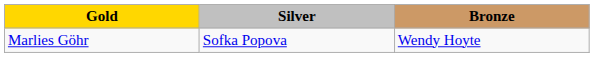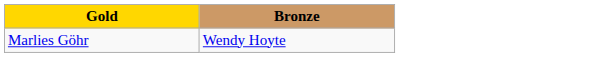- column: (297, 16)
